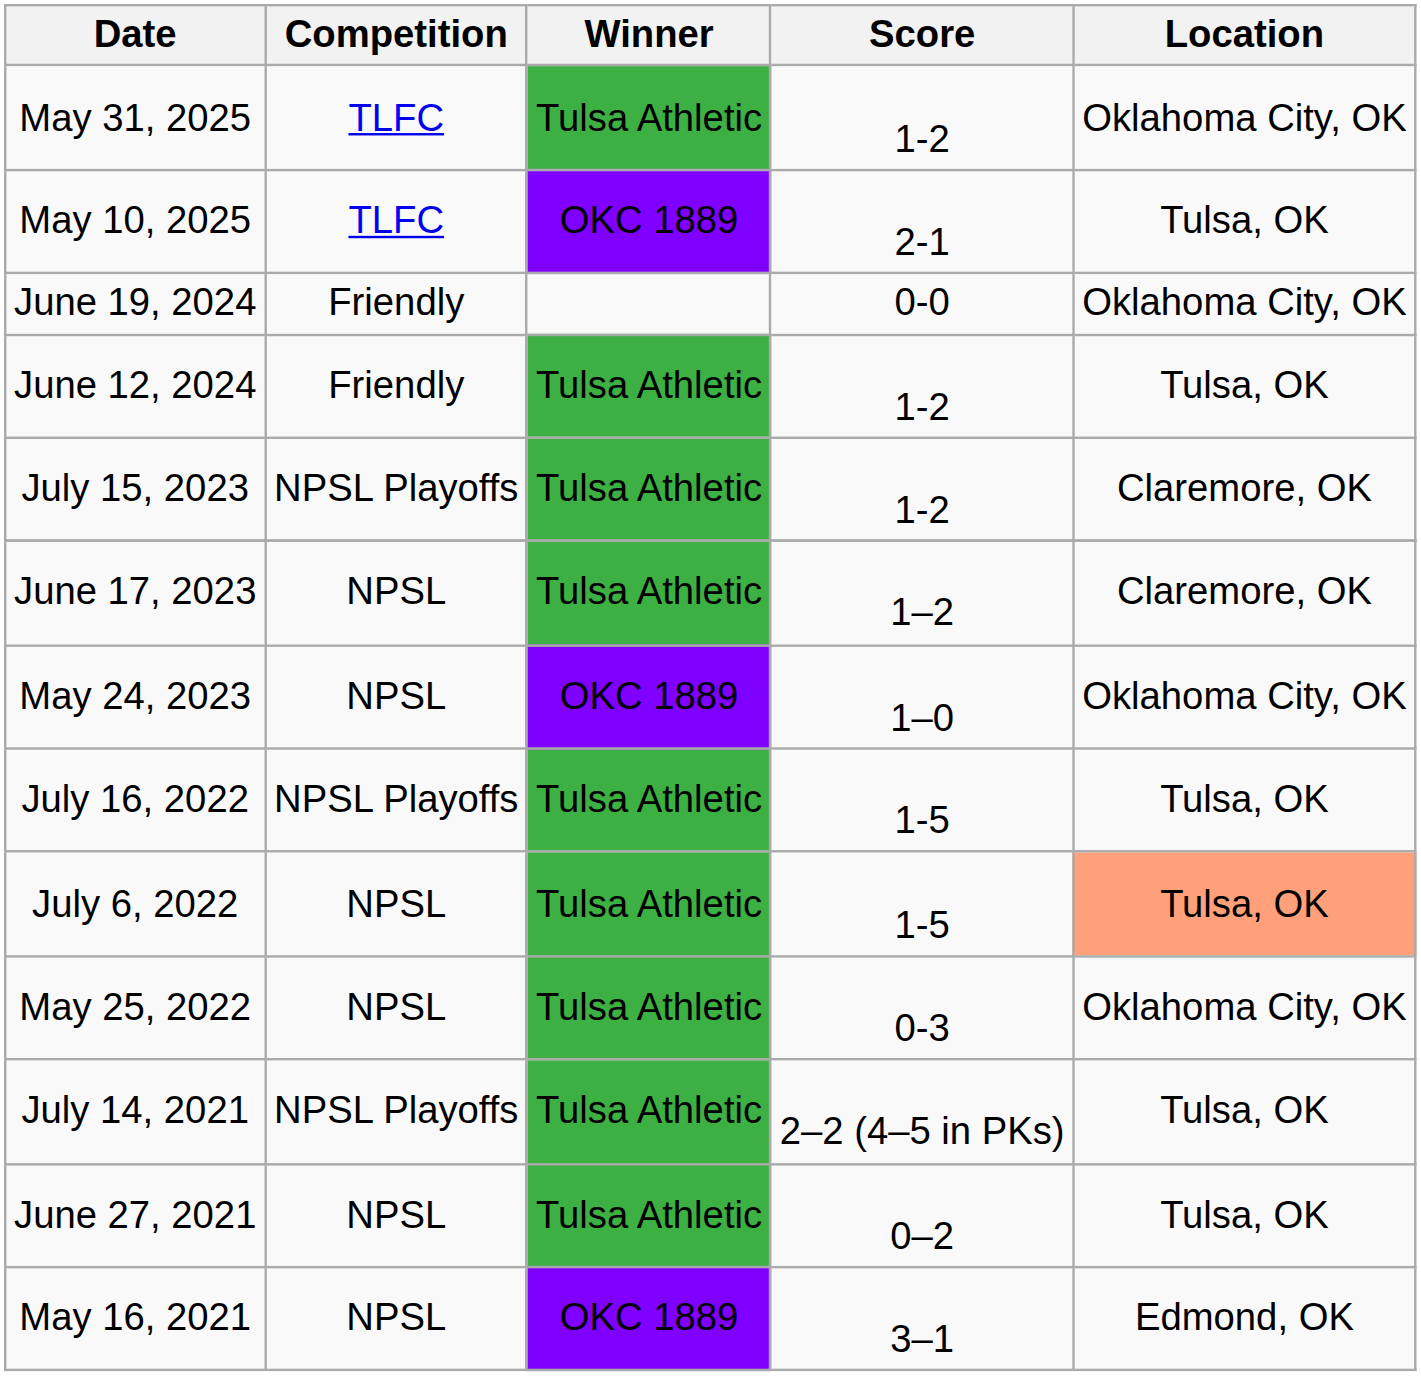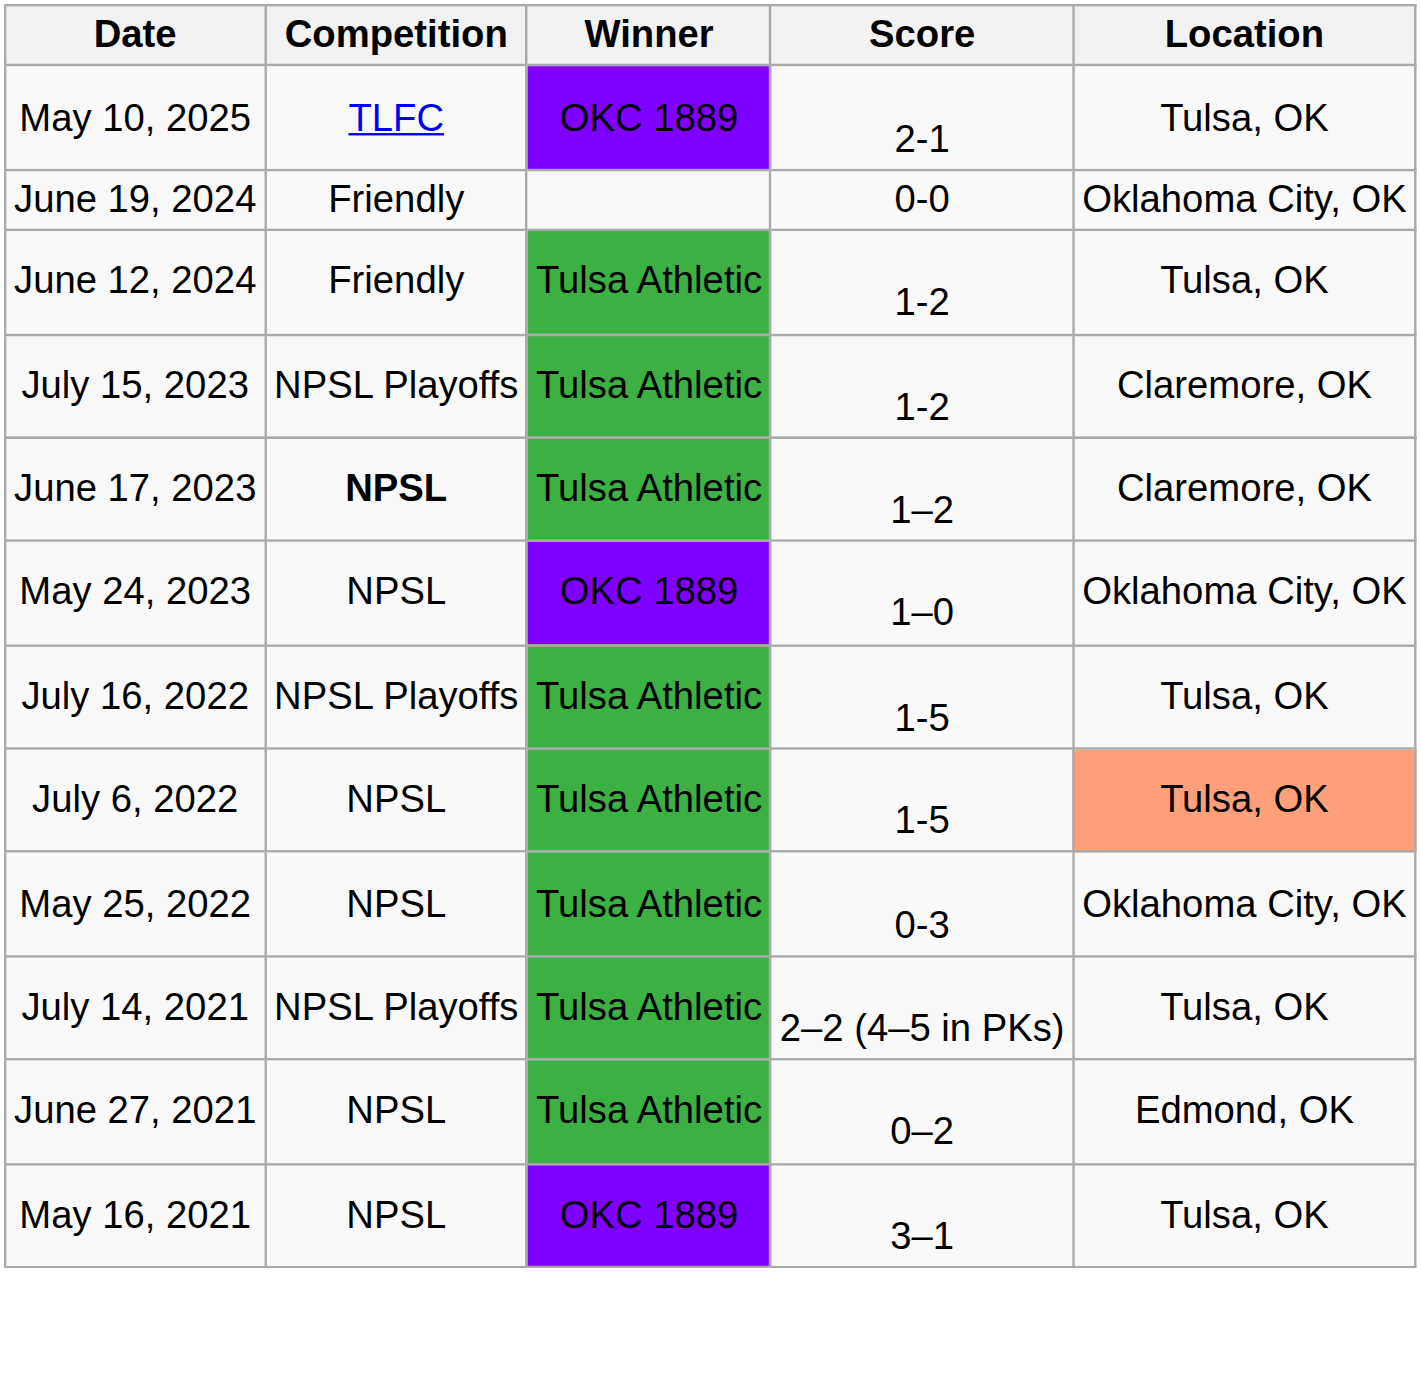- row: (135, 116)
(396, 592) normal -> (396, 488) bold
(1244, 1214) Tulsa, OK -> (1244, 1110) Edmond, OK
(1244, 1317) Edmond, OK -> (1244, 1214) Tulsa, OK
